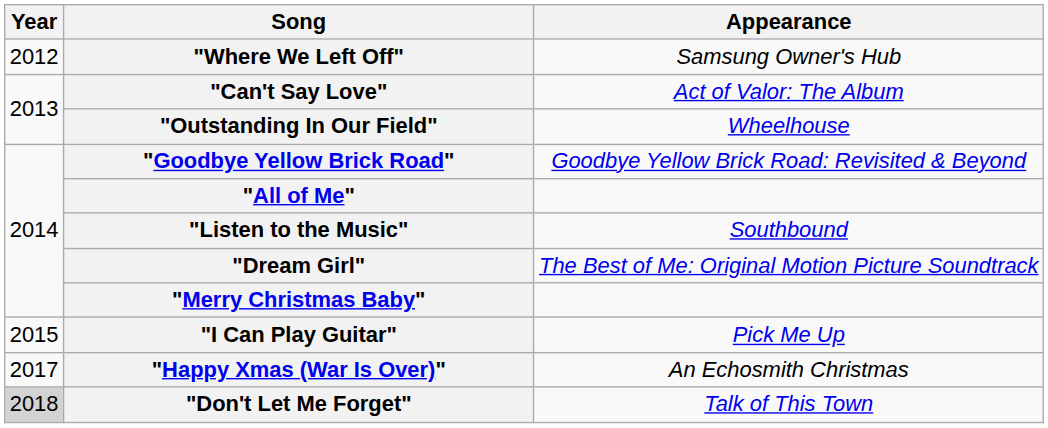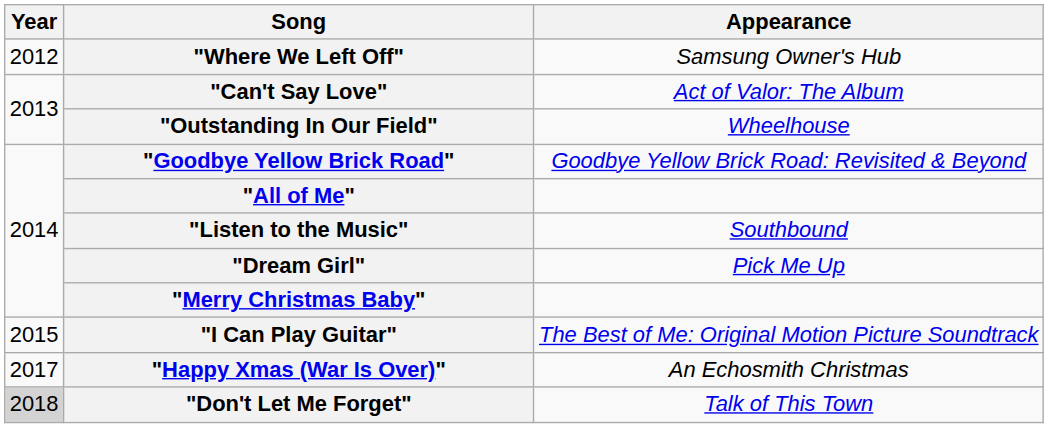(789, 265) The Best of Me: Original Motion Picture Soundtrack -> (789, 265) Pick Me Up
(789, 334) Pick Me Up -> (789, 334) The Best of Me: Original Motion Picture Soundtrack
